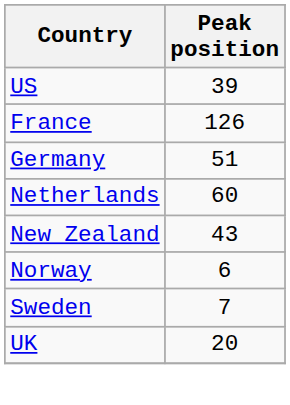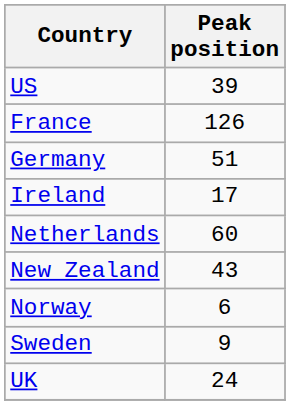+ row: (58, 197)
(225, 307) 7 -> (225, 344) 9
(225, 344) 20 -> (225, 381) 24
